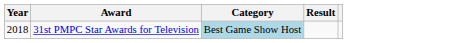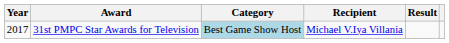+ column: (355, 13)
(18, 30) 2018 -> (18, 30) 2017
